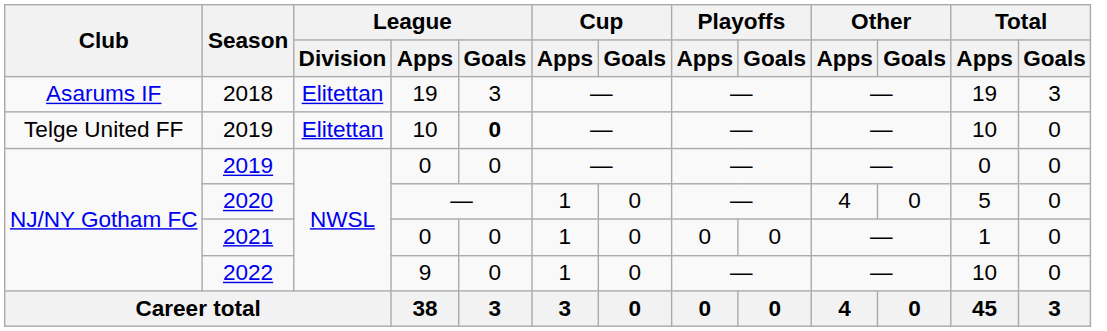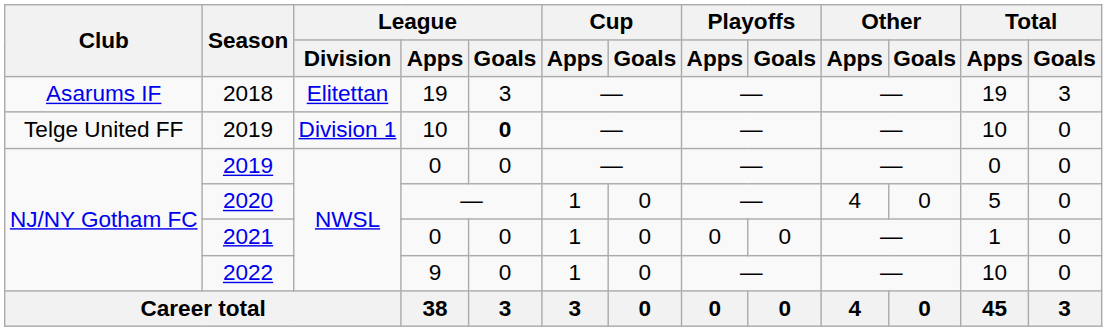(342, 129) Elitettan -> (348, 129) Division 1
